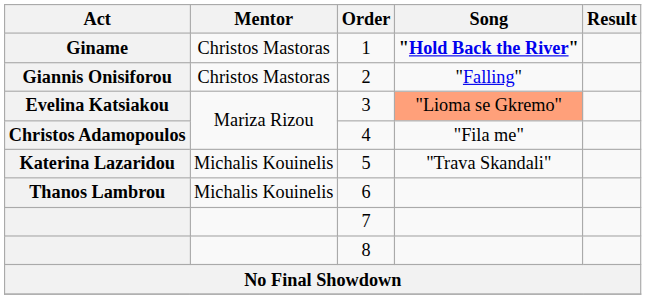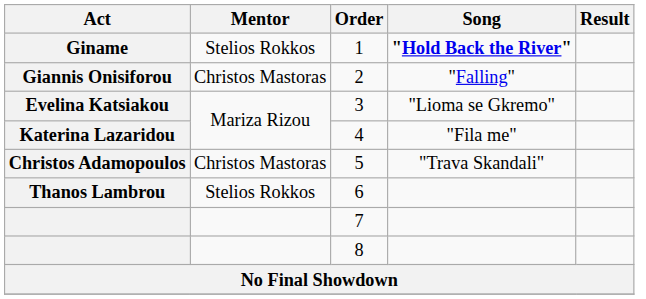(264, 47) Christos Mastoras -> (260, 47) Stelios Rokkos
(489, 105) lightsalmon background -> (482, 105) no background
(97, 134) Christos Adamopoulos -> (97, 134) Katerina Lazaridou
(97, 163) Katerina Lazaridou -> (97, 163) Christos Adamopoulos
(264, 163) Michalis Kouinelis -> (260, 163) Christos Mastoras
(264, 192) Michalis Kouinelis -> (260, 192) Stelios Rokkos
